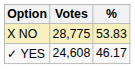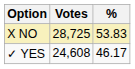(71, 33) 28,775 -> (71, 33) 28,725
